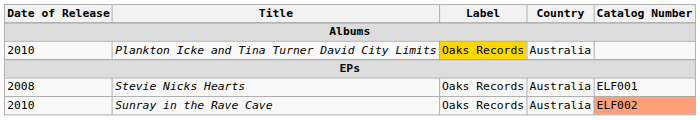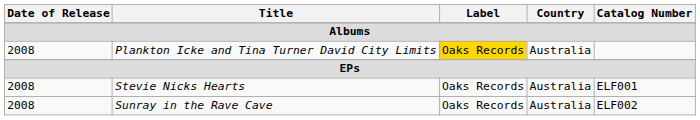(21, 51) 2010 -> (21, 51) 2008
(21, 106) 2010 -> (21, 106) 2008
(617, 106) lightsalmon background -> (617, 106) no background
